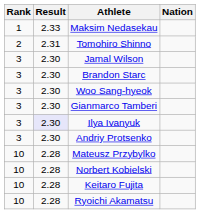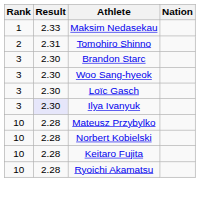- row: (114, 59)
- row: (114, 106)
+ row: (114, 91)
- row: (114, 138)
